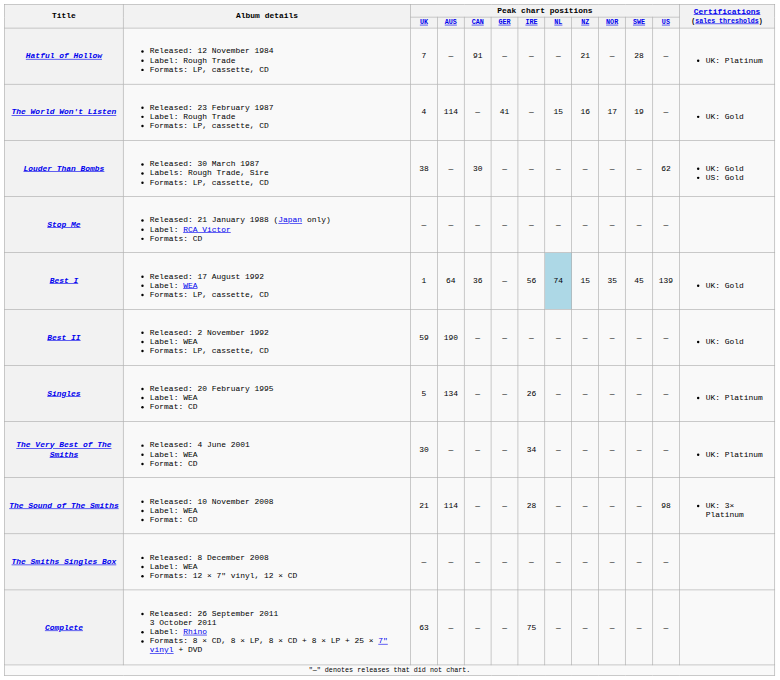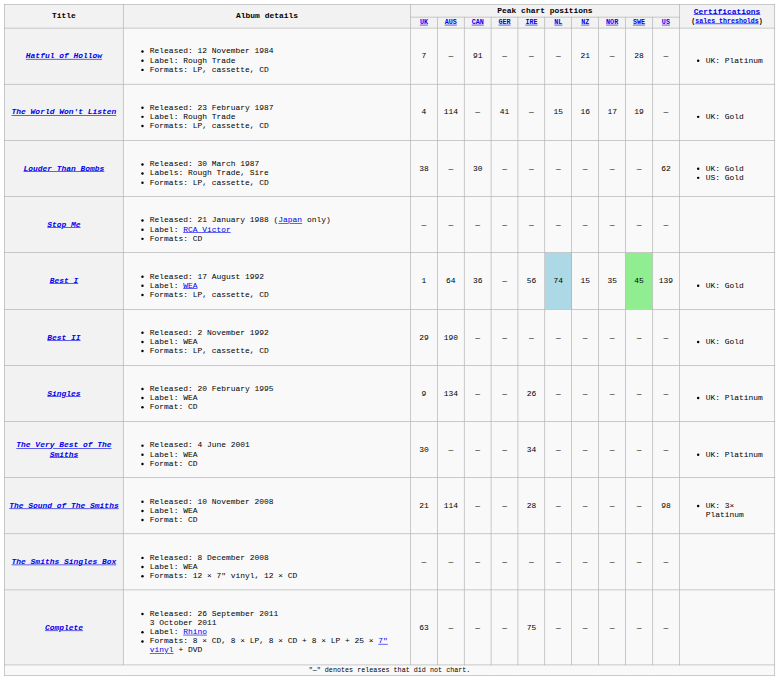(639, 281) no background -> (639, 281) lightgreen background
(424, 337) 59 -> (424, 337) 29
(424, 393) 5 -> (424, 393) 9
